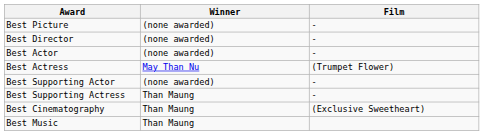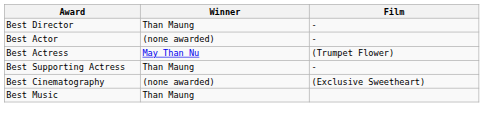- row: (37, 25)
(179, 39) (none awarded) -> (168, 25) Than Maung
- row: (61, 81)
(168, 109) Than Maung -> (179, 81) (none awarded)
